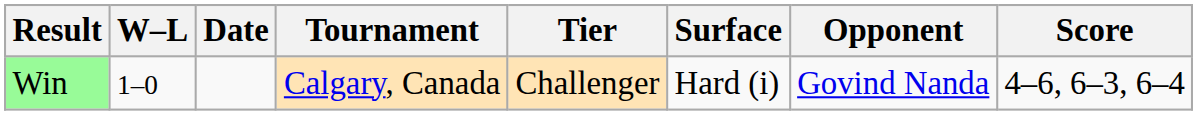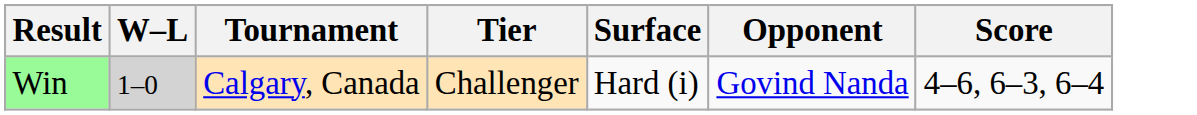- column: (236, 30)
(138, 84) no background -> (138, 84) lightgrey background
